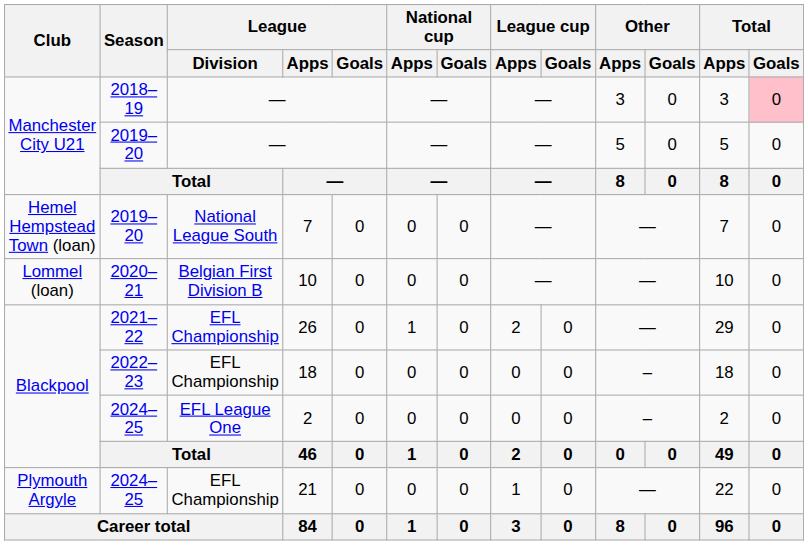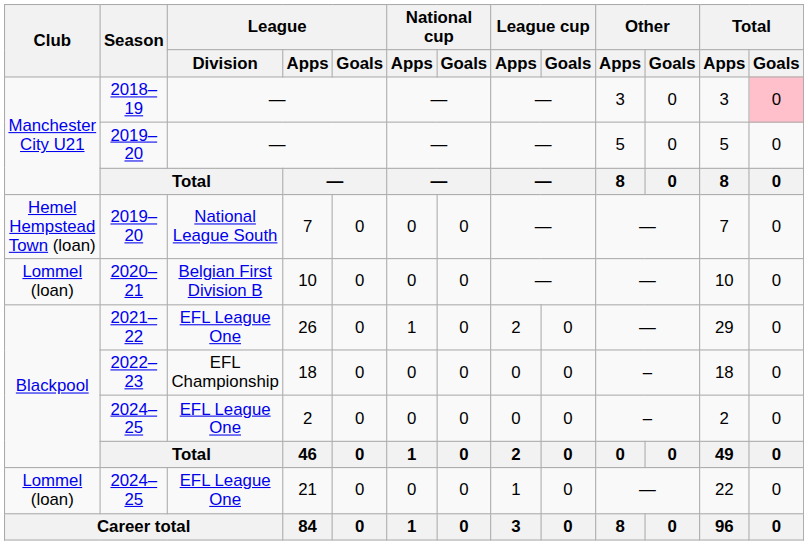(225, 327) EFL Championship -> (225, 327) EFL League One
(52, 490) Plymouth Argyle -> (52, 490) Lommel (loan)
(225, 490) EFL Championship -> (225, 490) EFL League One
